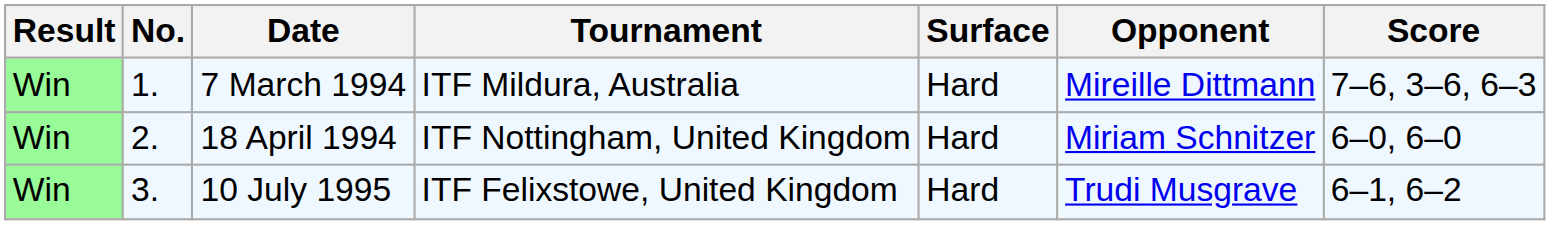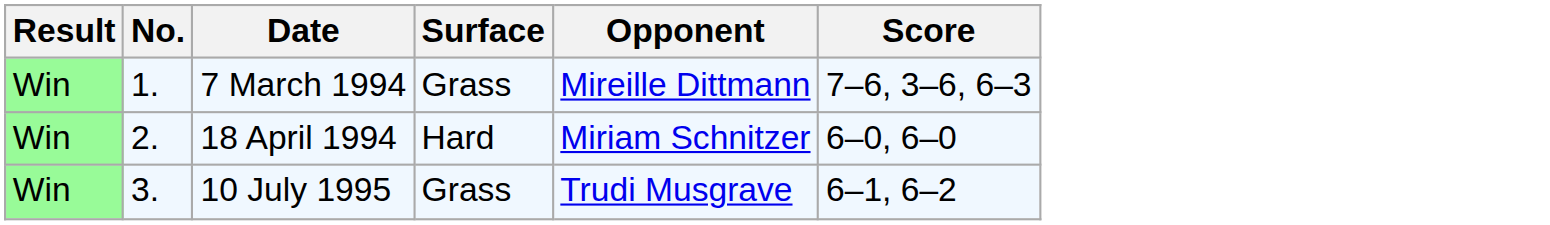- column: (666, 31)
(963, 84) Hard -> (466, 84) Grass
(963, 191) Hard -> (466, 191) Grass
